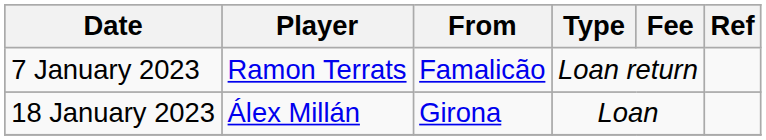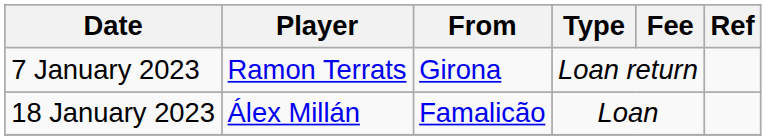(482, 69) Famalicão -> (460, 69) Girona
(460, 112) Girona -> (482, 112) Famalicão
